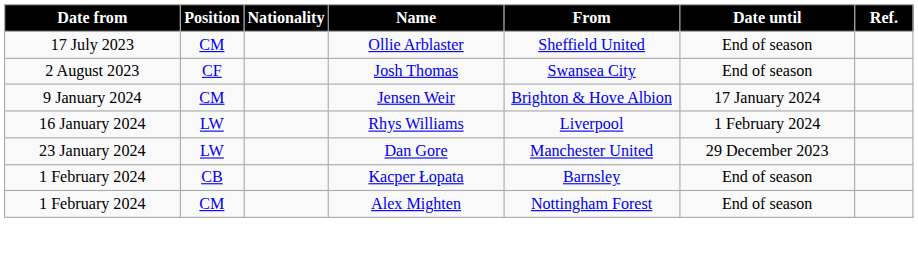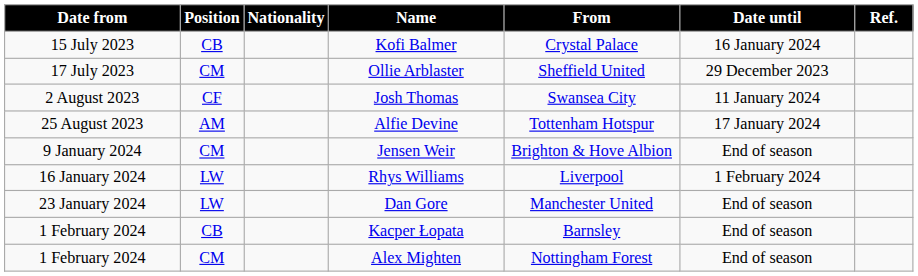+ row: (416, 44)
(767, 44) End of season -> (767, 71) 29 December 2023
(767, 71) End of season -> (767, 97) 11 January 2024
+ row: (416, 124)
(767, 97) 17 January 2024 -> (767, 151) End of season
(767, 151) 29 December 2023 -> (767, 204) End of season
